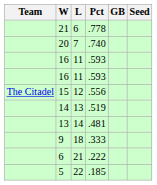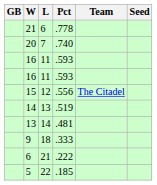columns swapped: (30, 12) <-> (118, 12)
